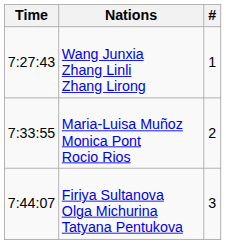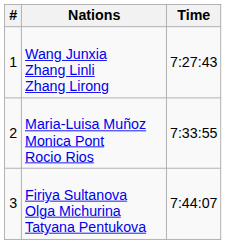columns swapped: (212, 15) <-> (31, 15)
